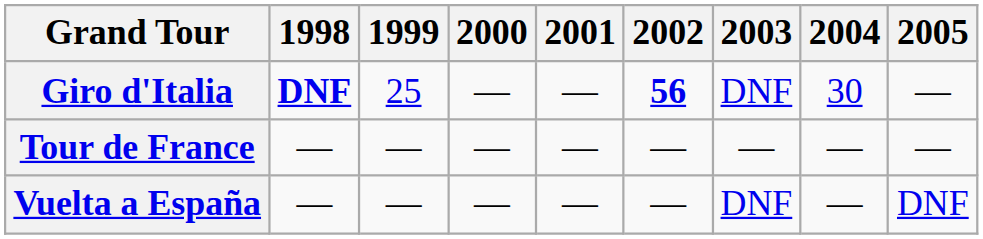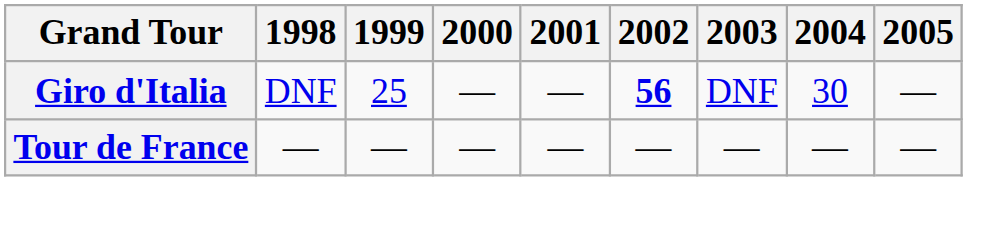(314, 89) bold -> (301, 89) normal
- row: (137, 203)
